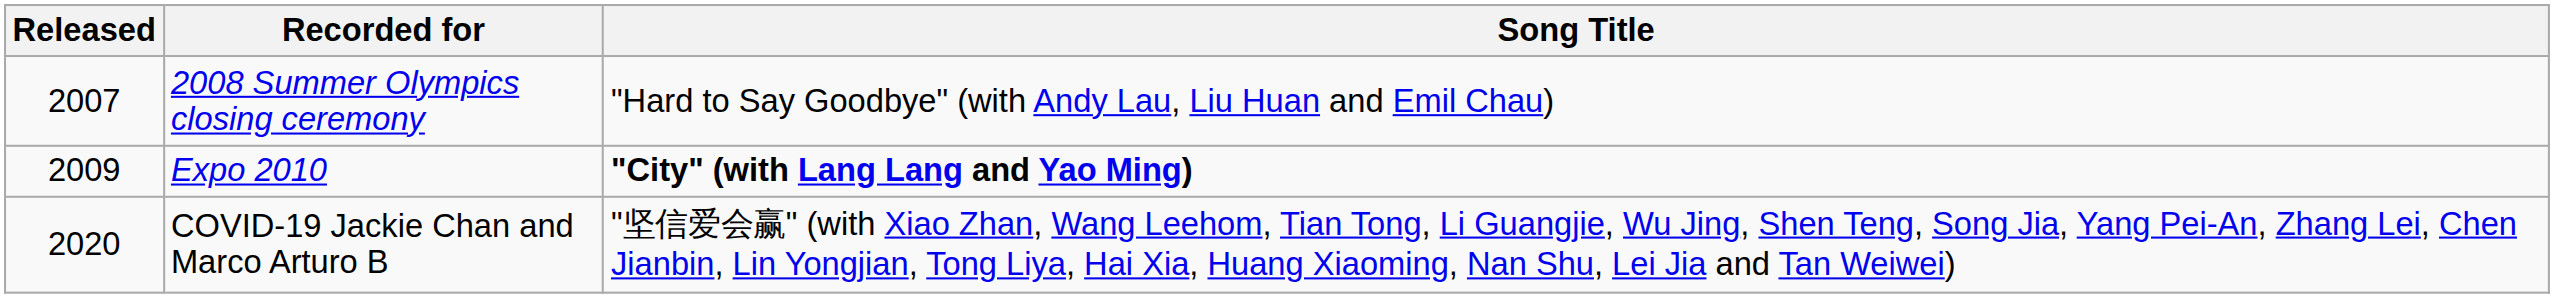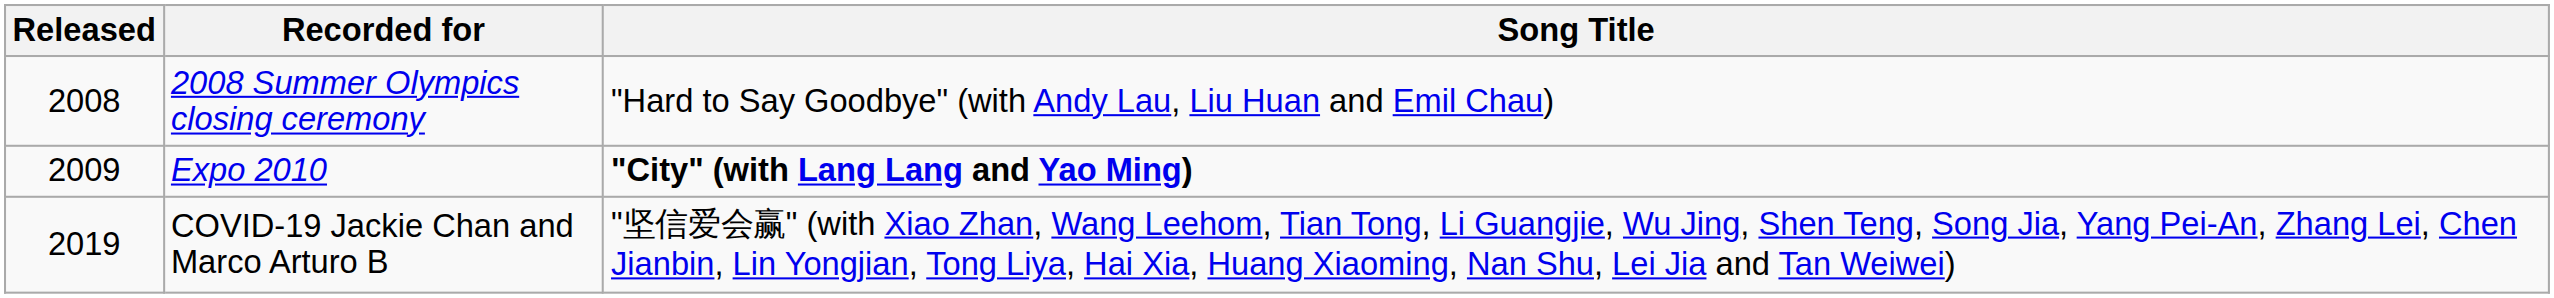(84, 100) 2007 -> (84, 100) 2008
(84, 243) 2020 -> (84, 243) 2019
